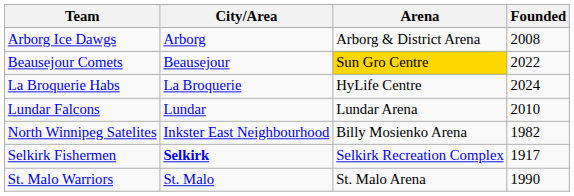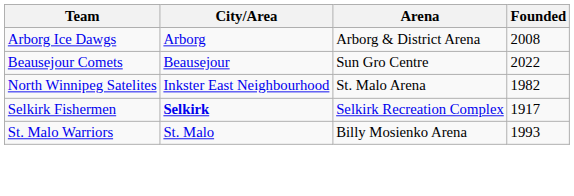(382, 62) gold background -> (382, 62) no background
- row: (64, 86)
- row: (54, 109)
(402, 132) Billy Mosienko Arena -> (381, 86) St. Malo Arena
(381, 179) St. Malo Arena -> (402, 132) Billy Mosienko Arena
(525, 179) 1990 -> (525, 132) 1993
